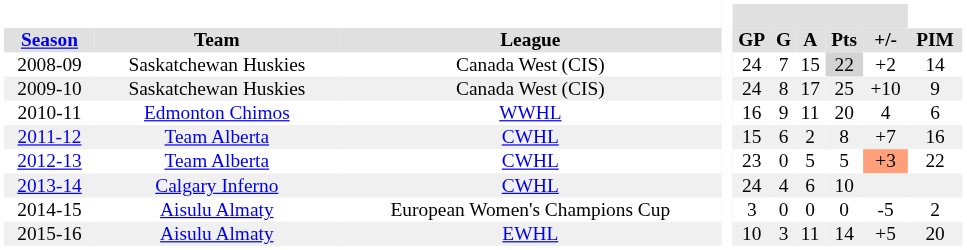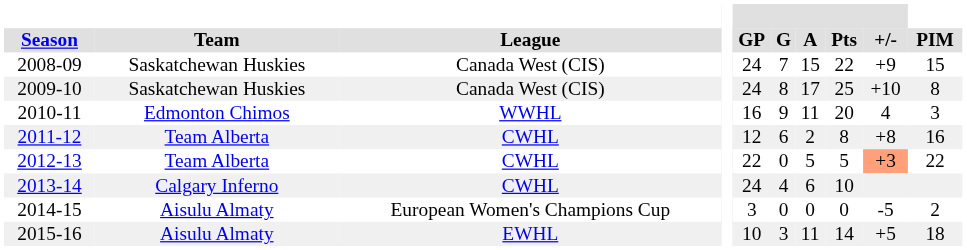(844, 64) lightgrey background -> (844, 64) no background
(886, 64) +2 -> (886, 64) +9
(935, 64) 14 -> (935, 64) 15
(935, 88) 9 -> (935, 88) 8
(935, 112) 6 -> (935, 112) 3
(752, 136) 15 -> (752, 136) 12
(886, 136) +7 -> (886, 136) +8
(752, 161) 23 -> (752, 161) 22
(935, 233) 20 -> (935, 233) 18
